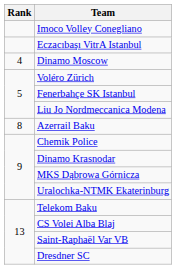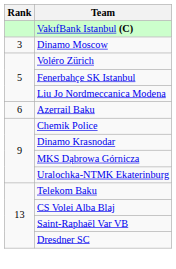+ row: (85, 28)
- row: (89, 28)
- row: (89, 45)
(19, 61) 4 -> (19, 45) 3
(19, 126) 8 -> (19, 110) 6
